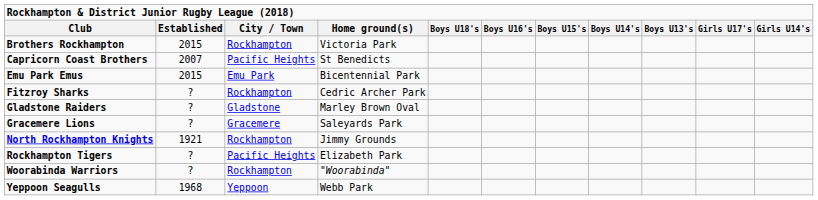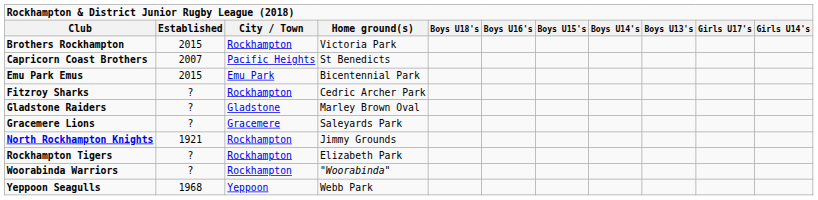(271, 155) Pacific Heights -> (260, 155) Rockhampton
